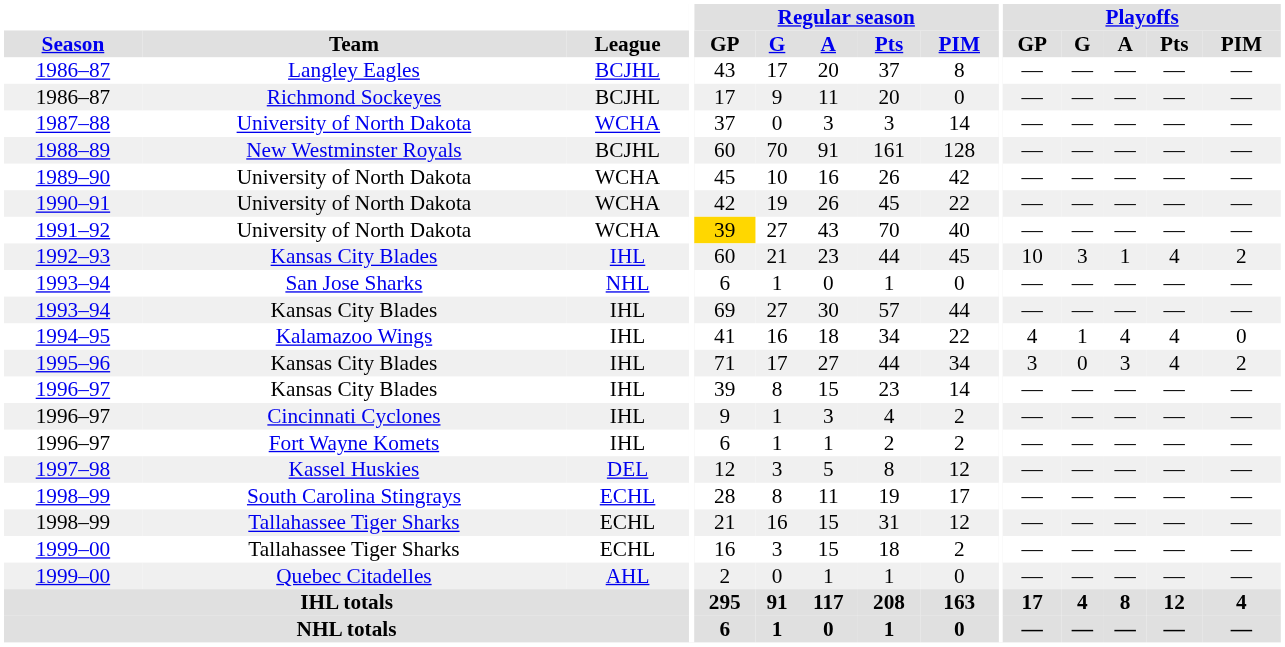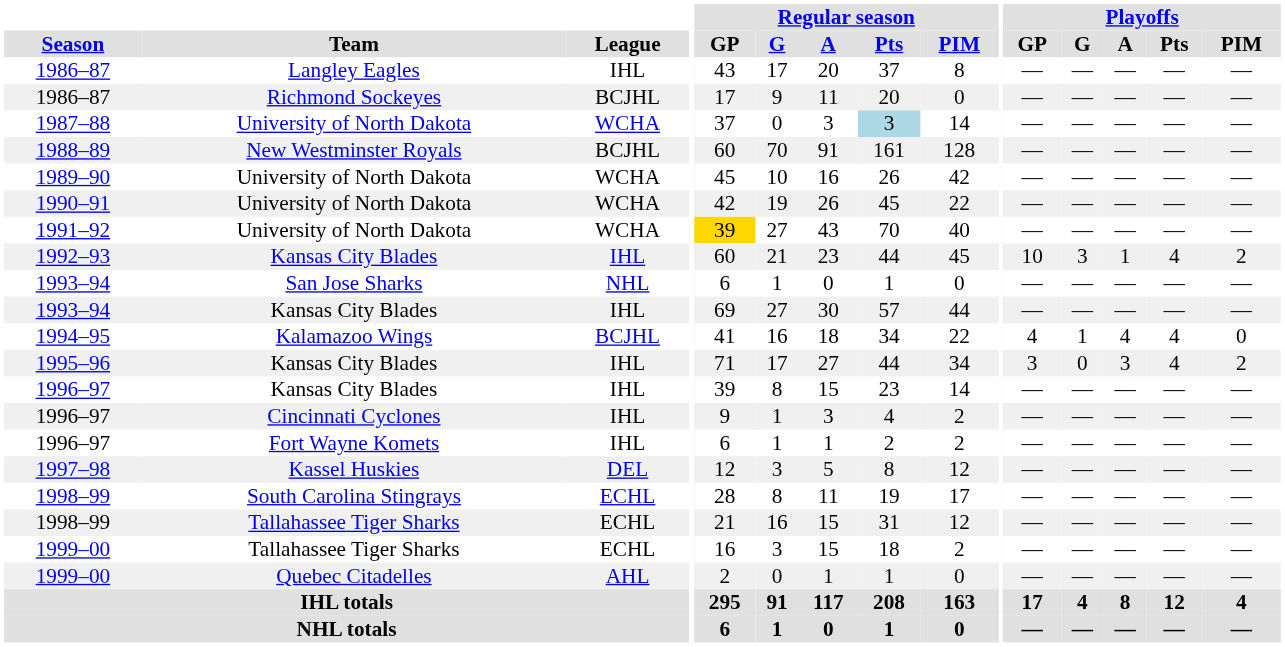(628, 70) BCJHL -> (628, 70) IHL
(889, 123) no background -> (889, 123) lightblue background
(628, 336) IHL -> (628, 336) BCJHL
